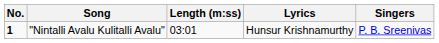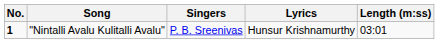columns swapped: (395, 13) <-> (205, 13)
